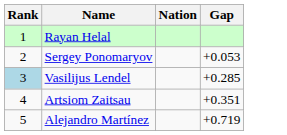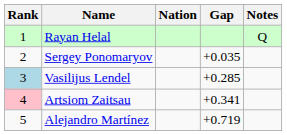+ column: (262, 15)
(222, 57) +0.053 -> (222, 57) +0.035
(23, 99) no background -> (23, 99) pink background
(222, 99) +0.351 -> (222, 99) +0.341
